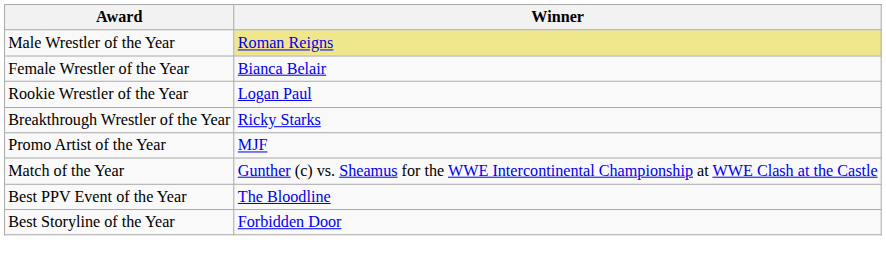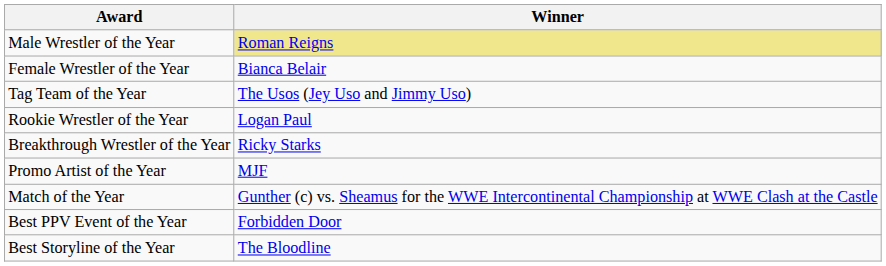+ row: (77, 94)
(284, 196) The Bloodline -> (290, 222) Forbidden Door
(290, 222) Forbidden Door -> (284, 247) The Bloodline
